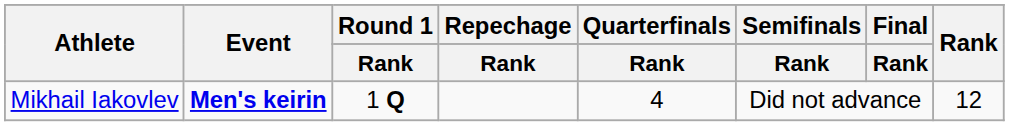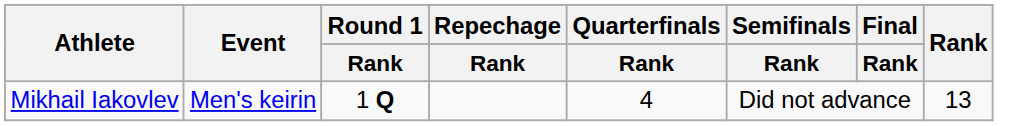(258, 100) bold -> (253, 100) normal
(969, 100) 12 -> (958, 100) 13
